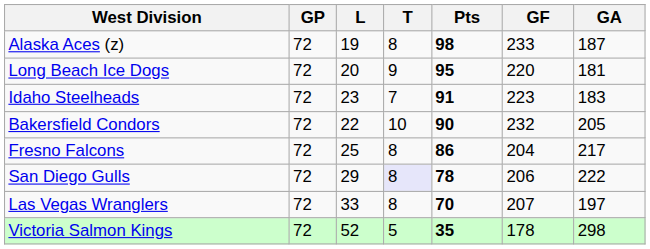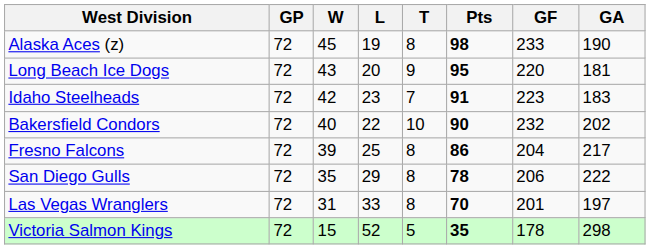+ column: (336, 17)
(592, 44) 187 -> (597, 44) 190
(592, 124) 205 -> (597, 124) 202
(393, 177) lavender background -> (411, 177) no background
(521, 204) 207 -> (530, 204) 201
